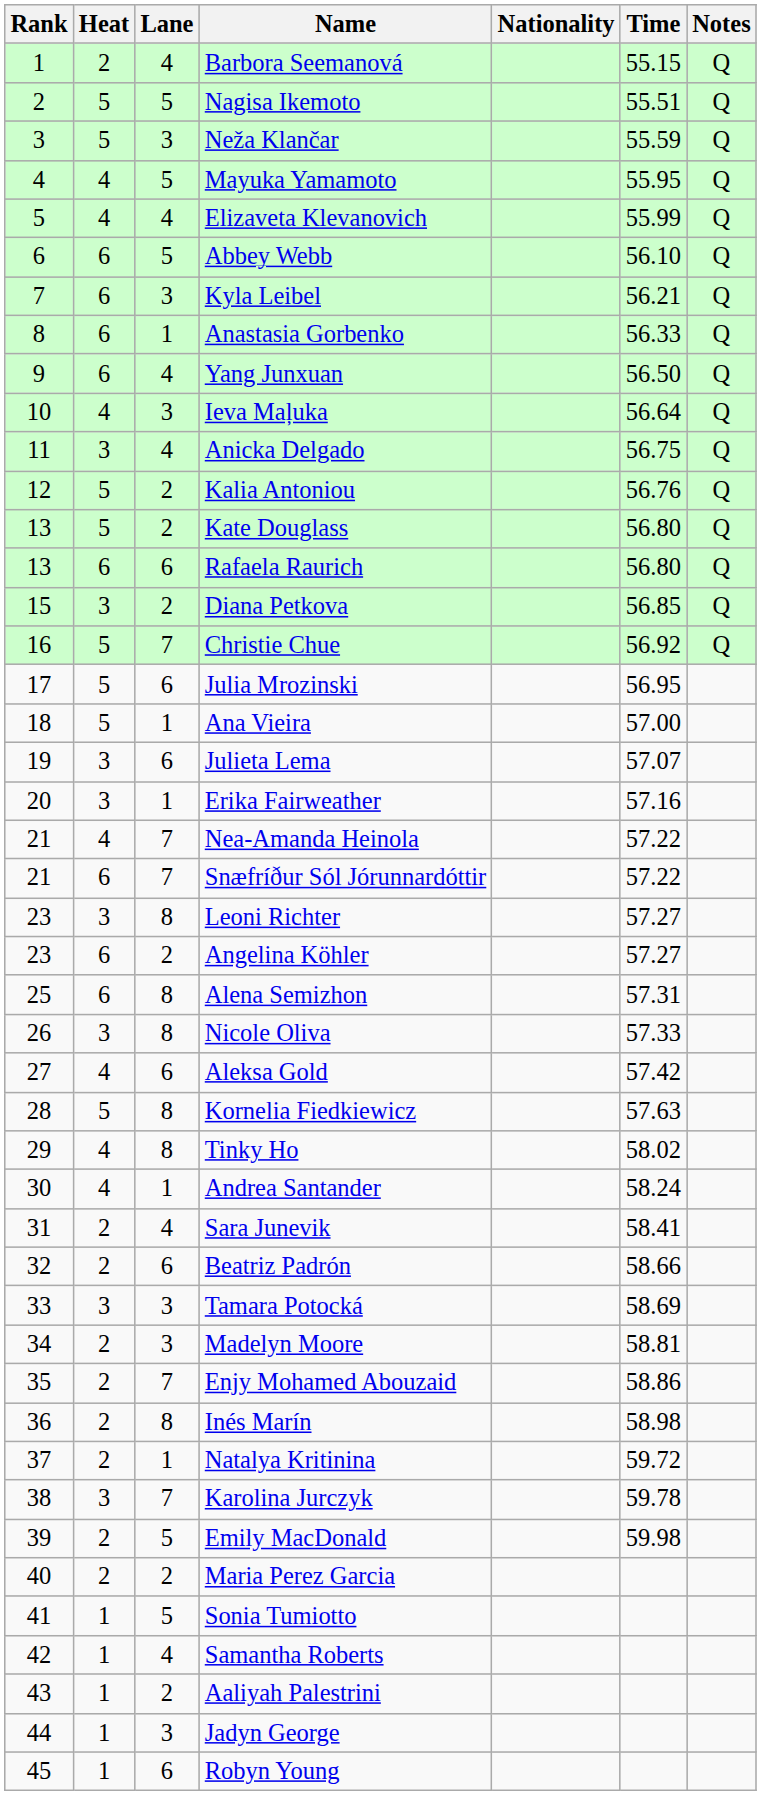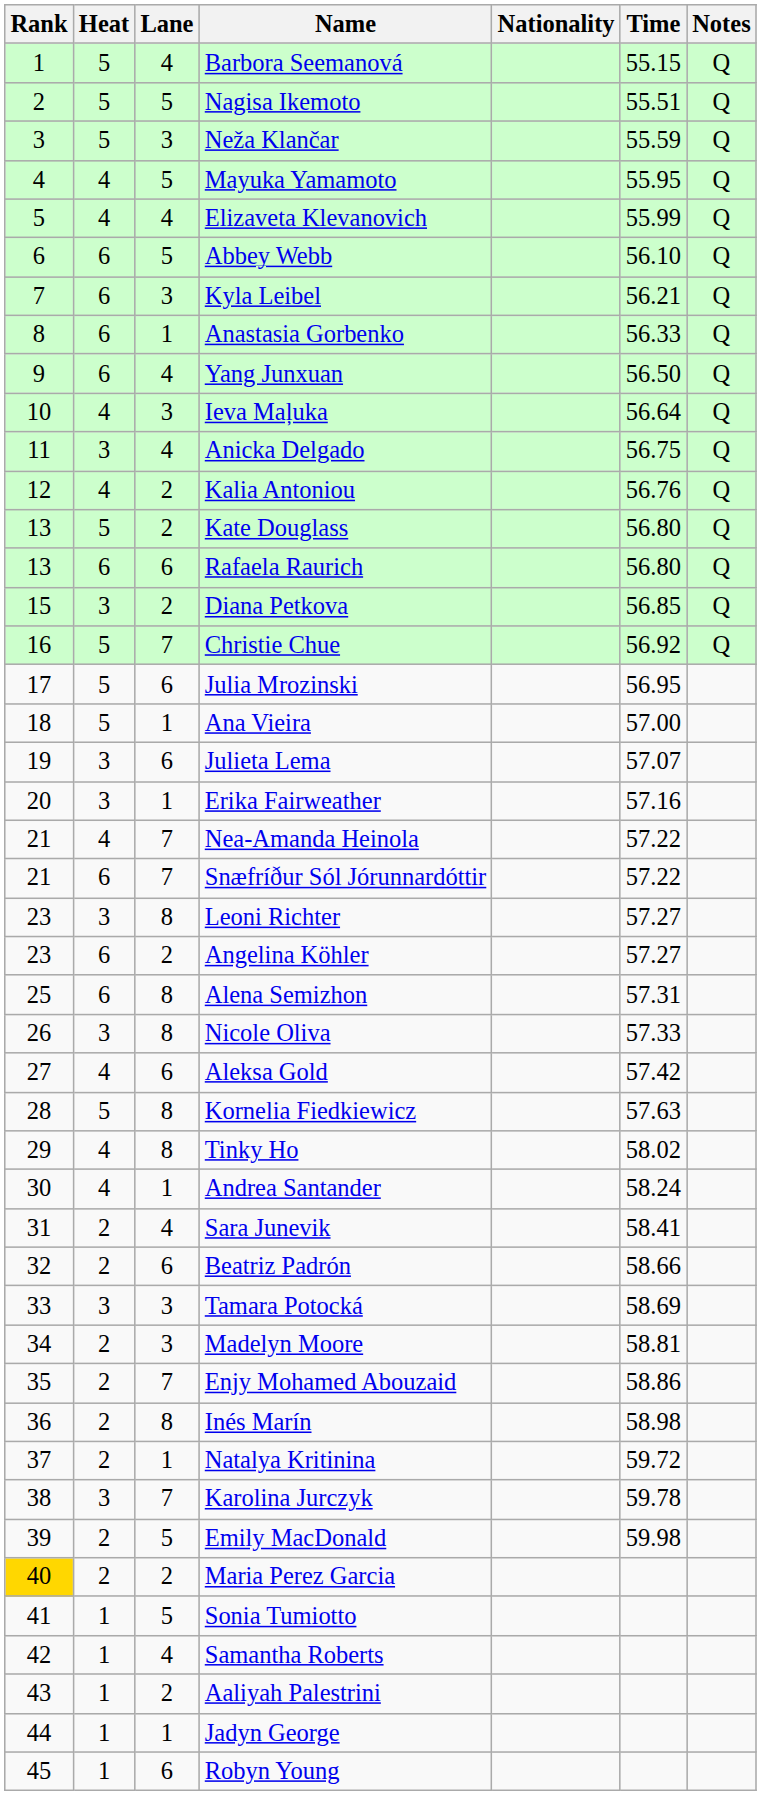(104, 62) 2 -> (104, 62) 5
(104, 489) 5 -> (104, 489) 4
(39, 1576) no background -> (39, 1576) gold background
(167, 1732) 3 -> (167, 1732) 1
